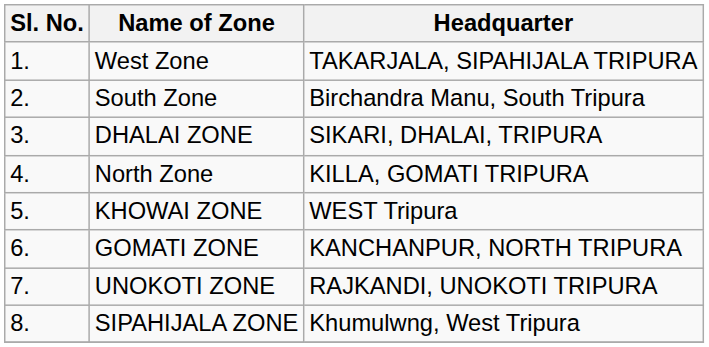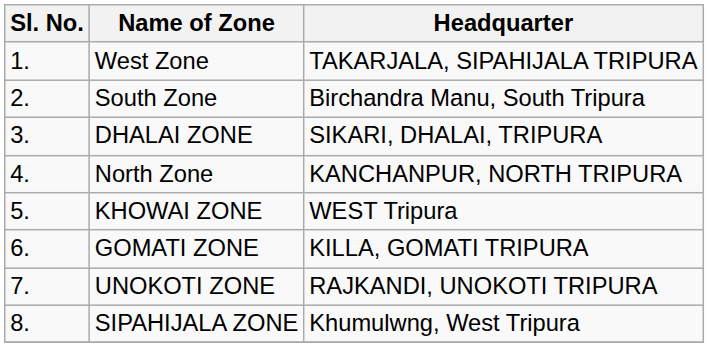(449, 173) KILLA, GOMATI TRIPURA -> (496, 173) KANCHANPUR, NORTH TRIPURA
(496, 248) KANCHANPUR, NORTH TRIPURA -> (449, 248) KILLA, GOMATI TRIPURA
